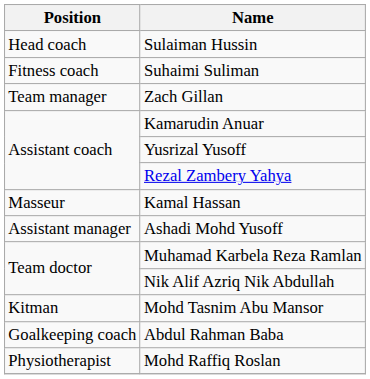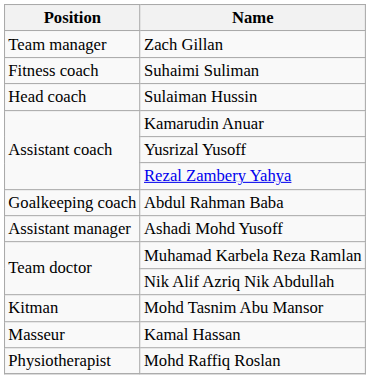rows swapped: (184, 96) <-> (201, 44)
rows swapped: (214, 334) <-> (192, 202)
